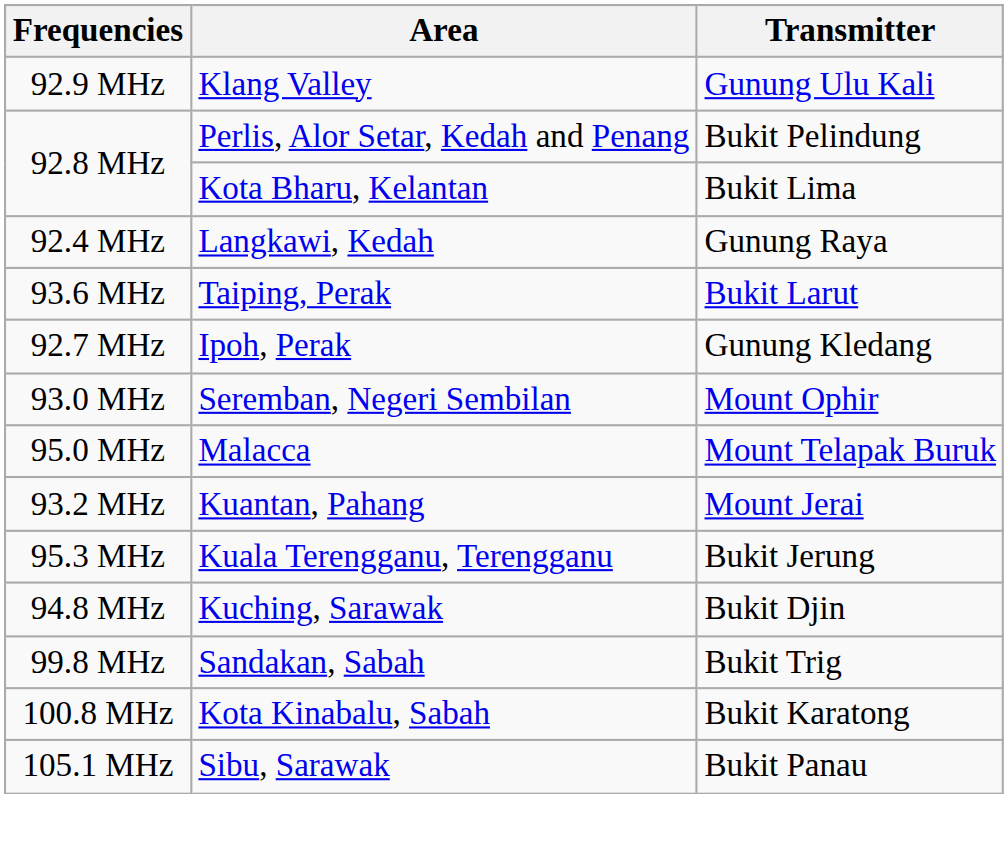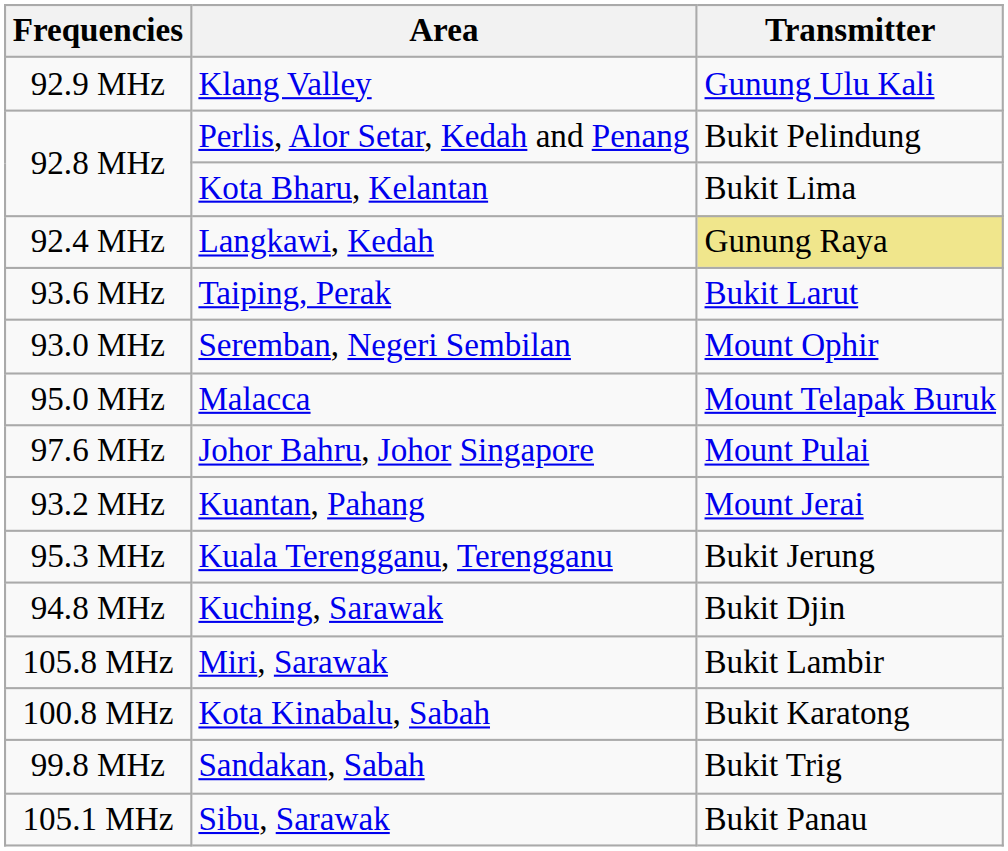(796, 240) no background -> (796, 240) khaki background
- row: (275, 345)
+ row: (396, 450)
+ row: (293, 661)
rows swapped: (344, 713) <-> (312, 661)
